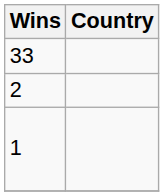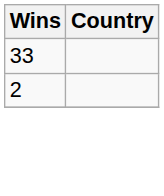- row: (16, 148)
